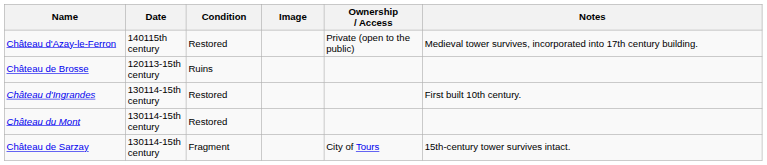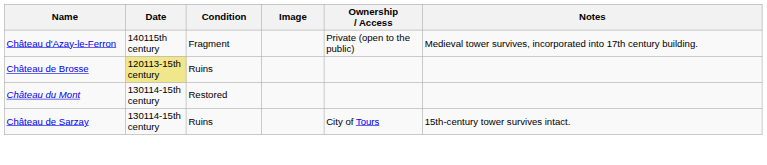(208, 43) Restored -> (209, 43) Fragment
(154, 69) no background -> (154, 69) khaki background
- row: (51, 95)
(209, 147) Fragment -> (201, 121) Ruins
